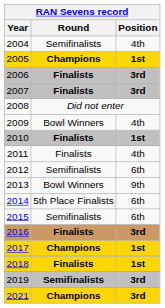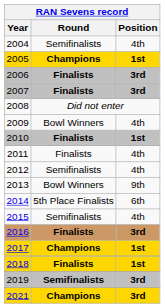(138, 169) 6th -> (138, 169) 4th
(138, 216) 6th -> (138, 216) 4th
